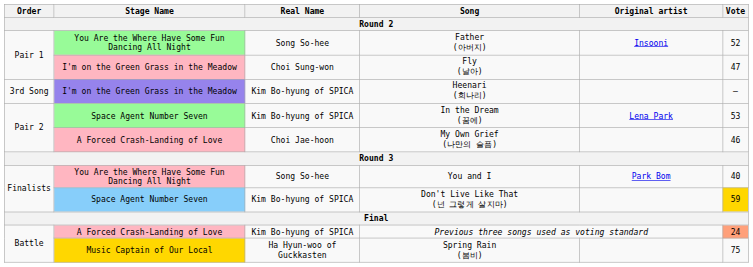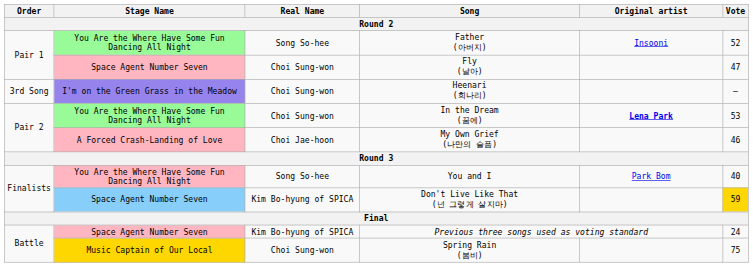(149, 67) I'm on the Green Grass in the Meadow -> (149, 67) Space Agent Number Seven
(302, 91) Kim Bo-hyung of SPICA -> (302, 91) Choi Sung-won
(149, 116) Space Agent Number Seven -> (149, 116) You Are the Where Have Some Fun Dancing All Night
(302, 116) Kim Bo-hyung of SPICA -> (302, 116) Choi Sung-won
(651, 116) normal -> (651, 116) bold
(149, 232) A Forced Crash-Landing of Love -> (149, 232) Space Agent Number Seven
(735, 232) lightsalmon background -> (735, 232) no background
(302, 250) Ha Hyun-woo of Guckkasten -> (302, 250) Choi Sung-won
